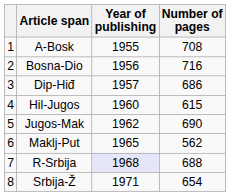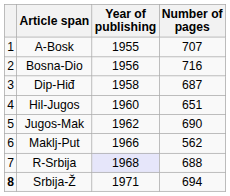(192, 47) 708 -> (192, 47) 707
(126, 85) 1957 -> (126, 85) 1958
(192, 85) 686 -> (192, 85) 687
(192, 104) 615 -> (192, 104) 651
(126, 143) 1965 -> (126, 143) 1966
(11, 182) normal -> (11, 182) bold
(192, 182) 654 -> (192, 182) 694
